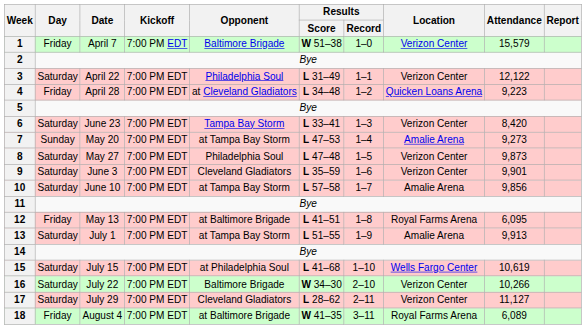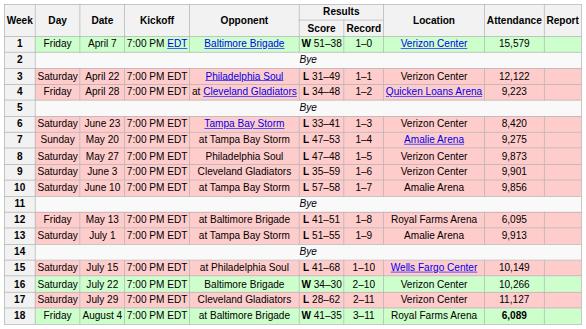(514, 140) 9,273 -> (514, 140) 9,275
(514, 268) 10,619 -> (514, 268) 10,149
(514, 316) normal -> (514, 316) bold
